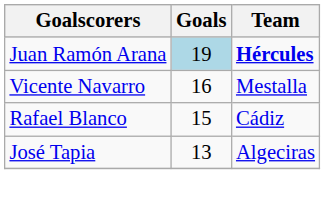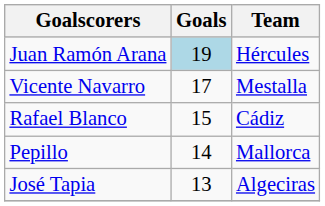(275, 53) bold -> (273, 53) normal
(201, 86) 16 -> (201, 86) 17
+ row: (39, 151)
